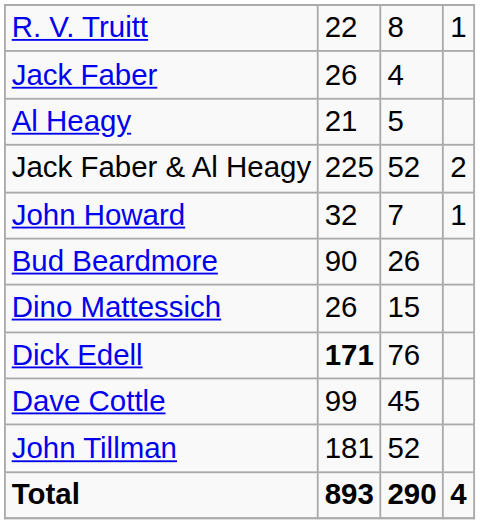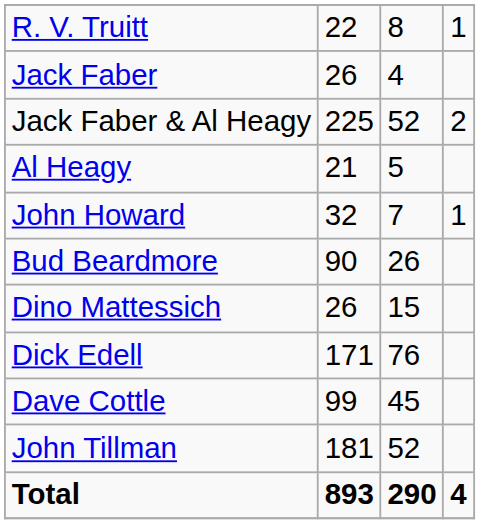rows swapped: (161, 167) <-> (71, 121)
(349, 354) bold -> (349, 354) normal
